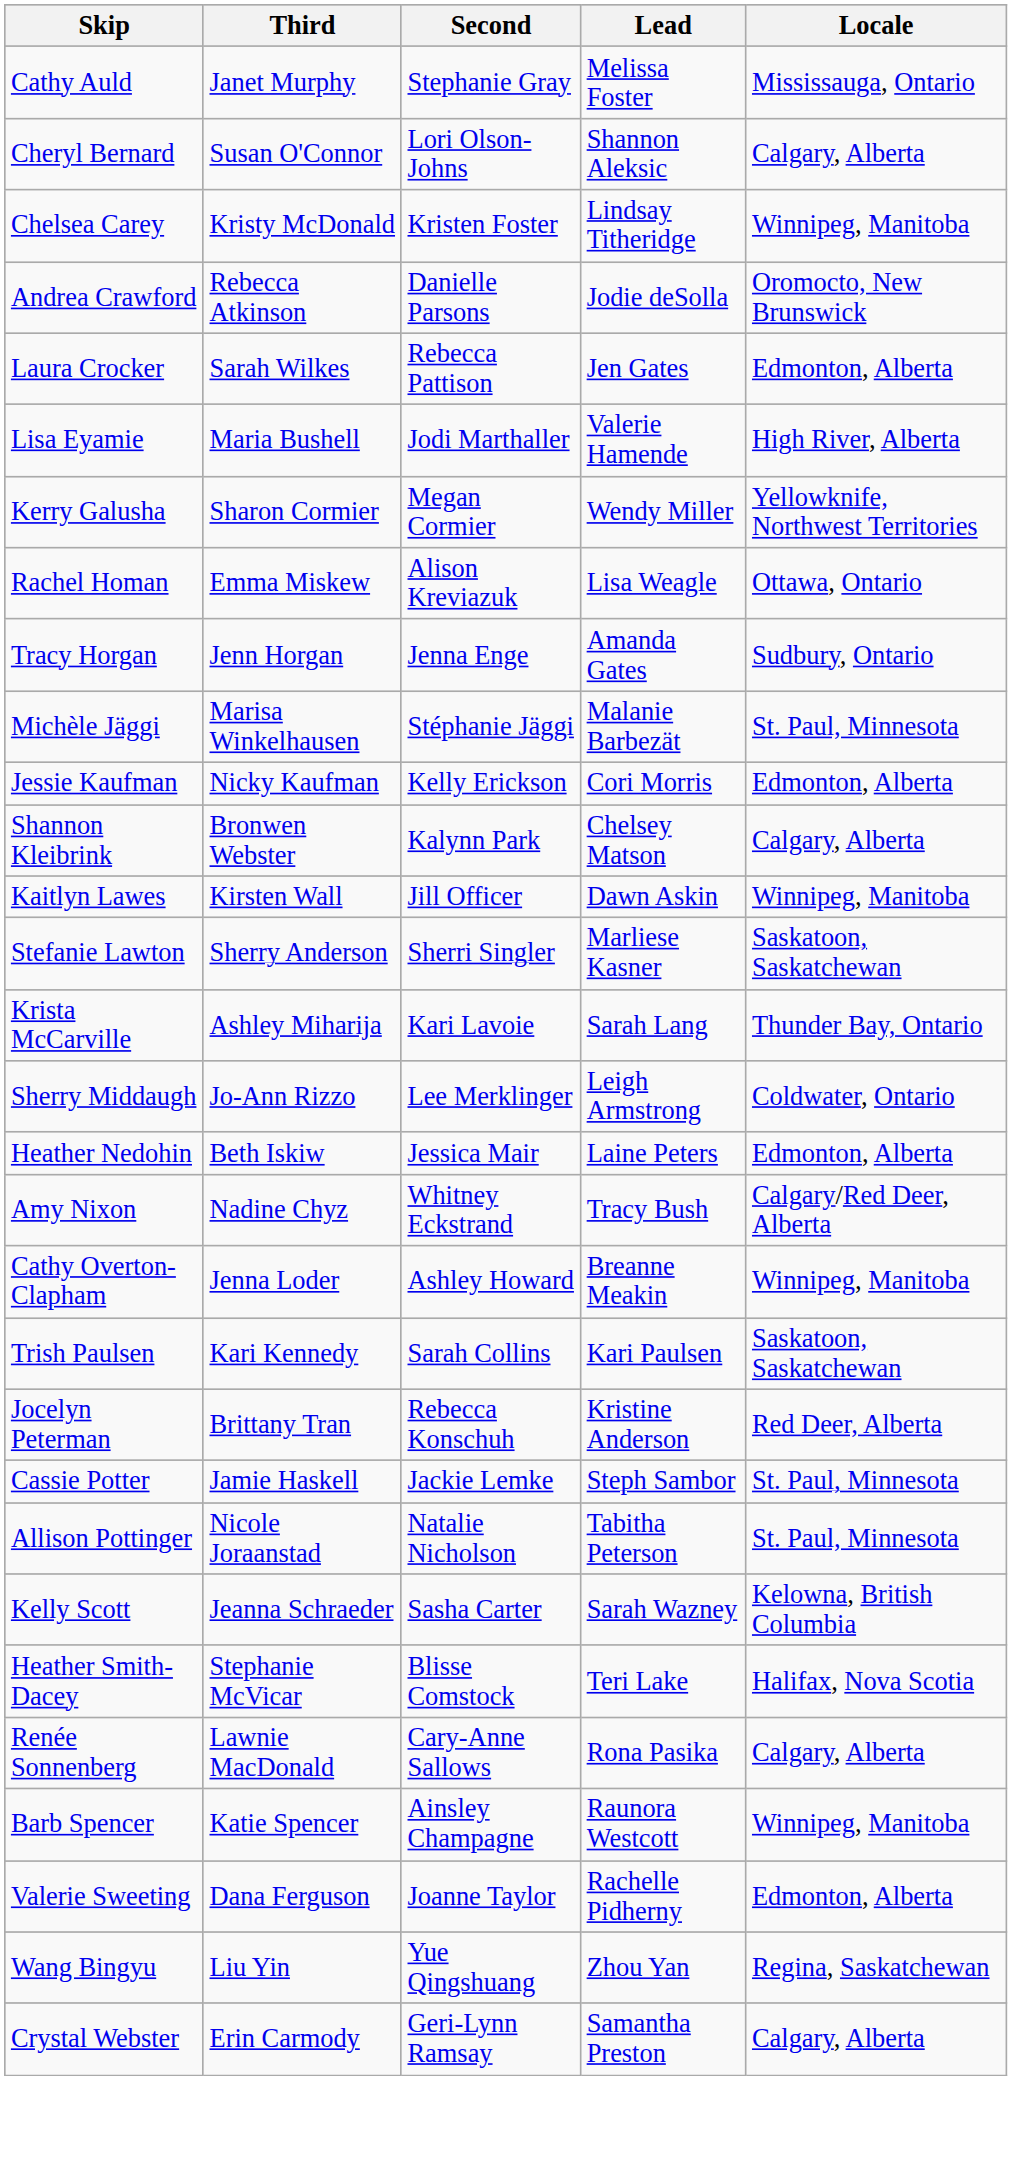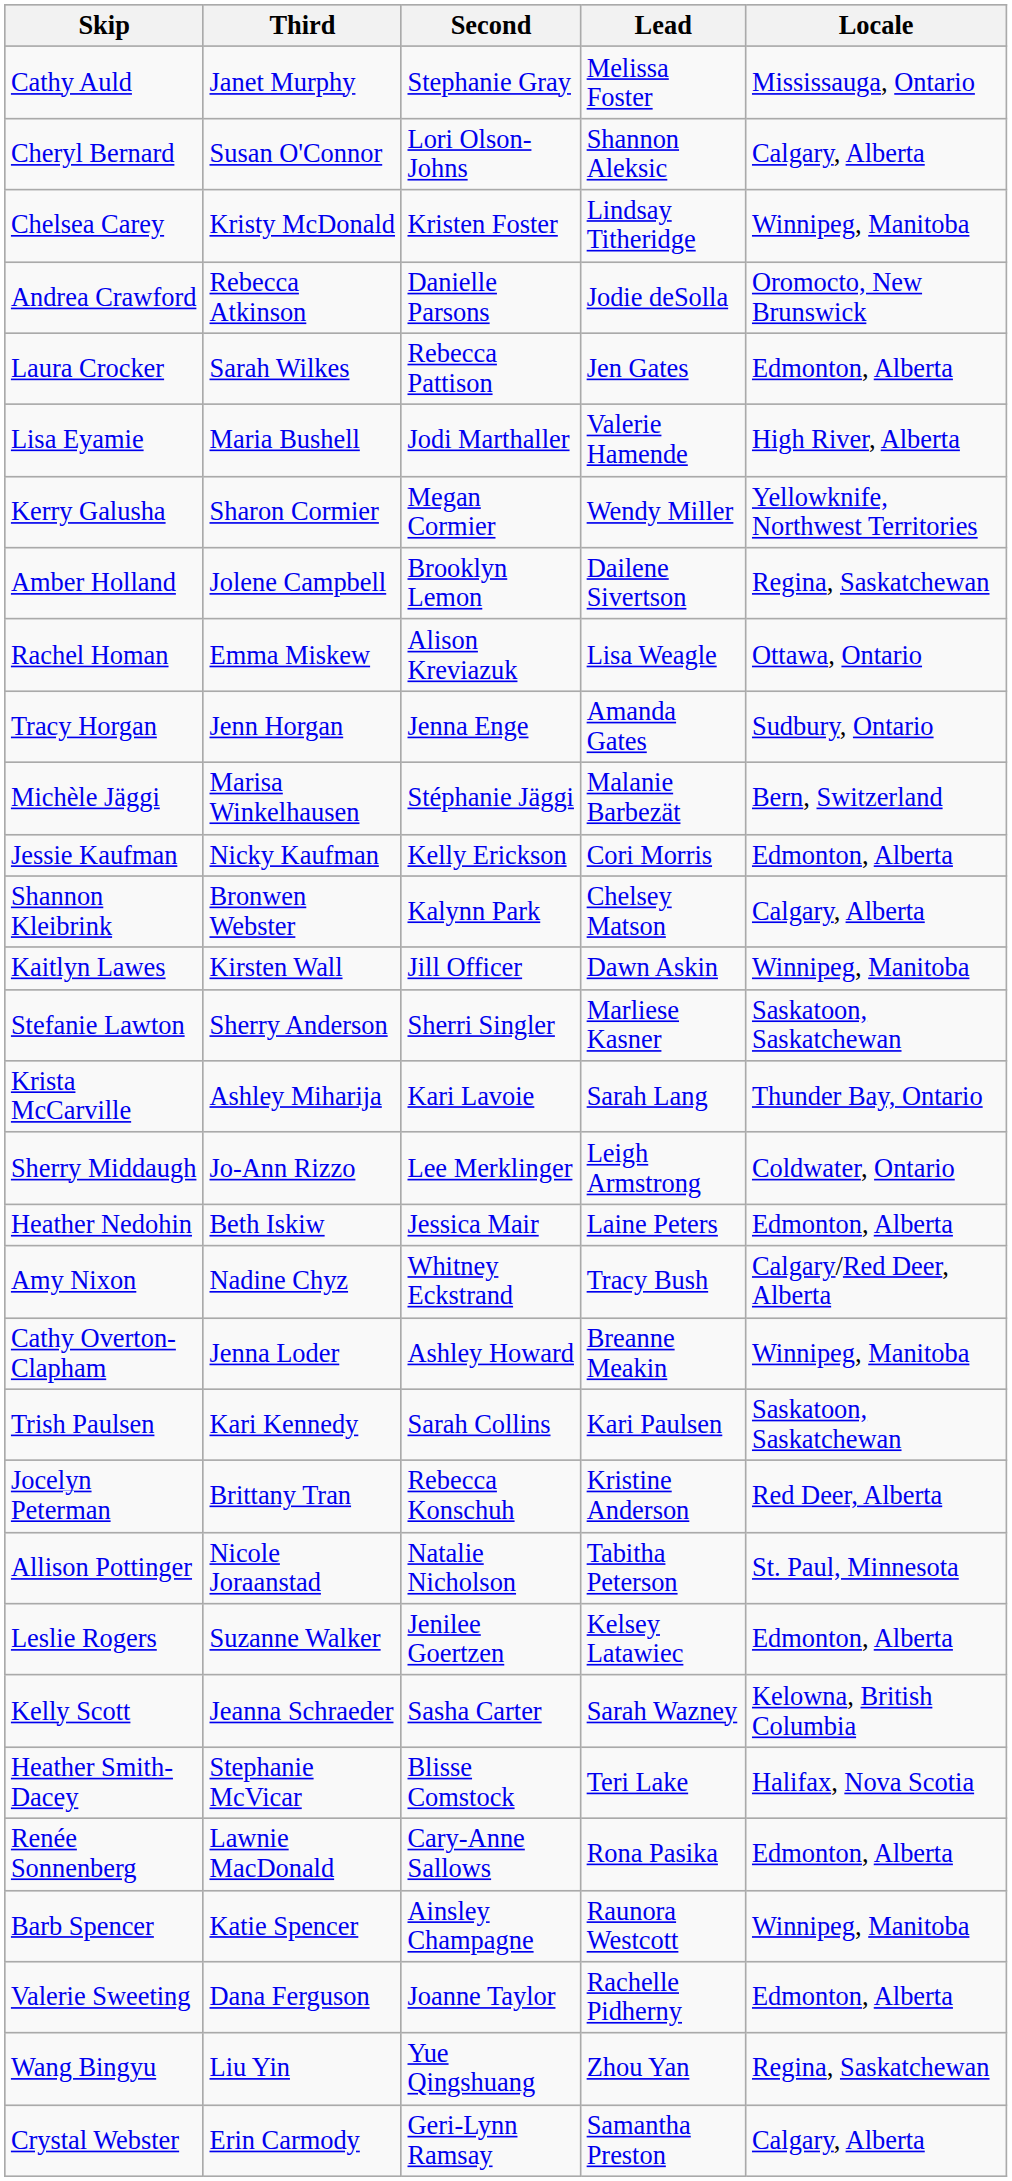+ row: (93, 583)
(855, 726) St. Paul, Minnesota -> (847, 797) Bern, Switzerland
- row: (80, 1481)
+ row: (84, 1639)
(838, 1752) Calgary, Alberta -> (852, 1853) Edmonton, Alberta
